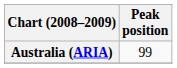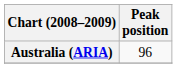(145, 52) 99 -> (145, 52) 96
